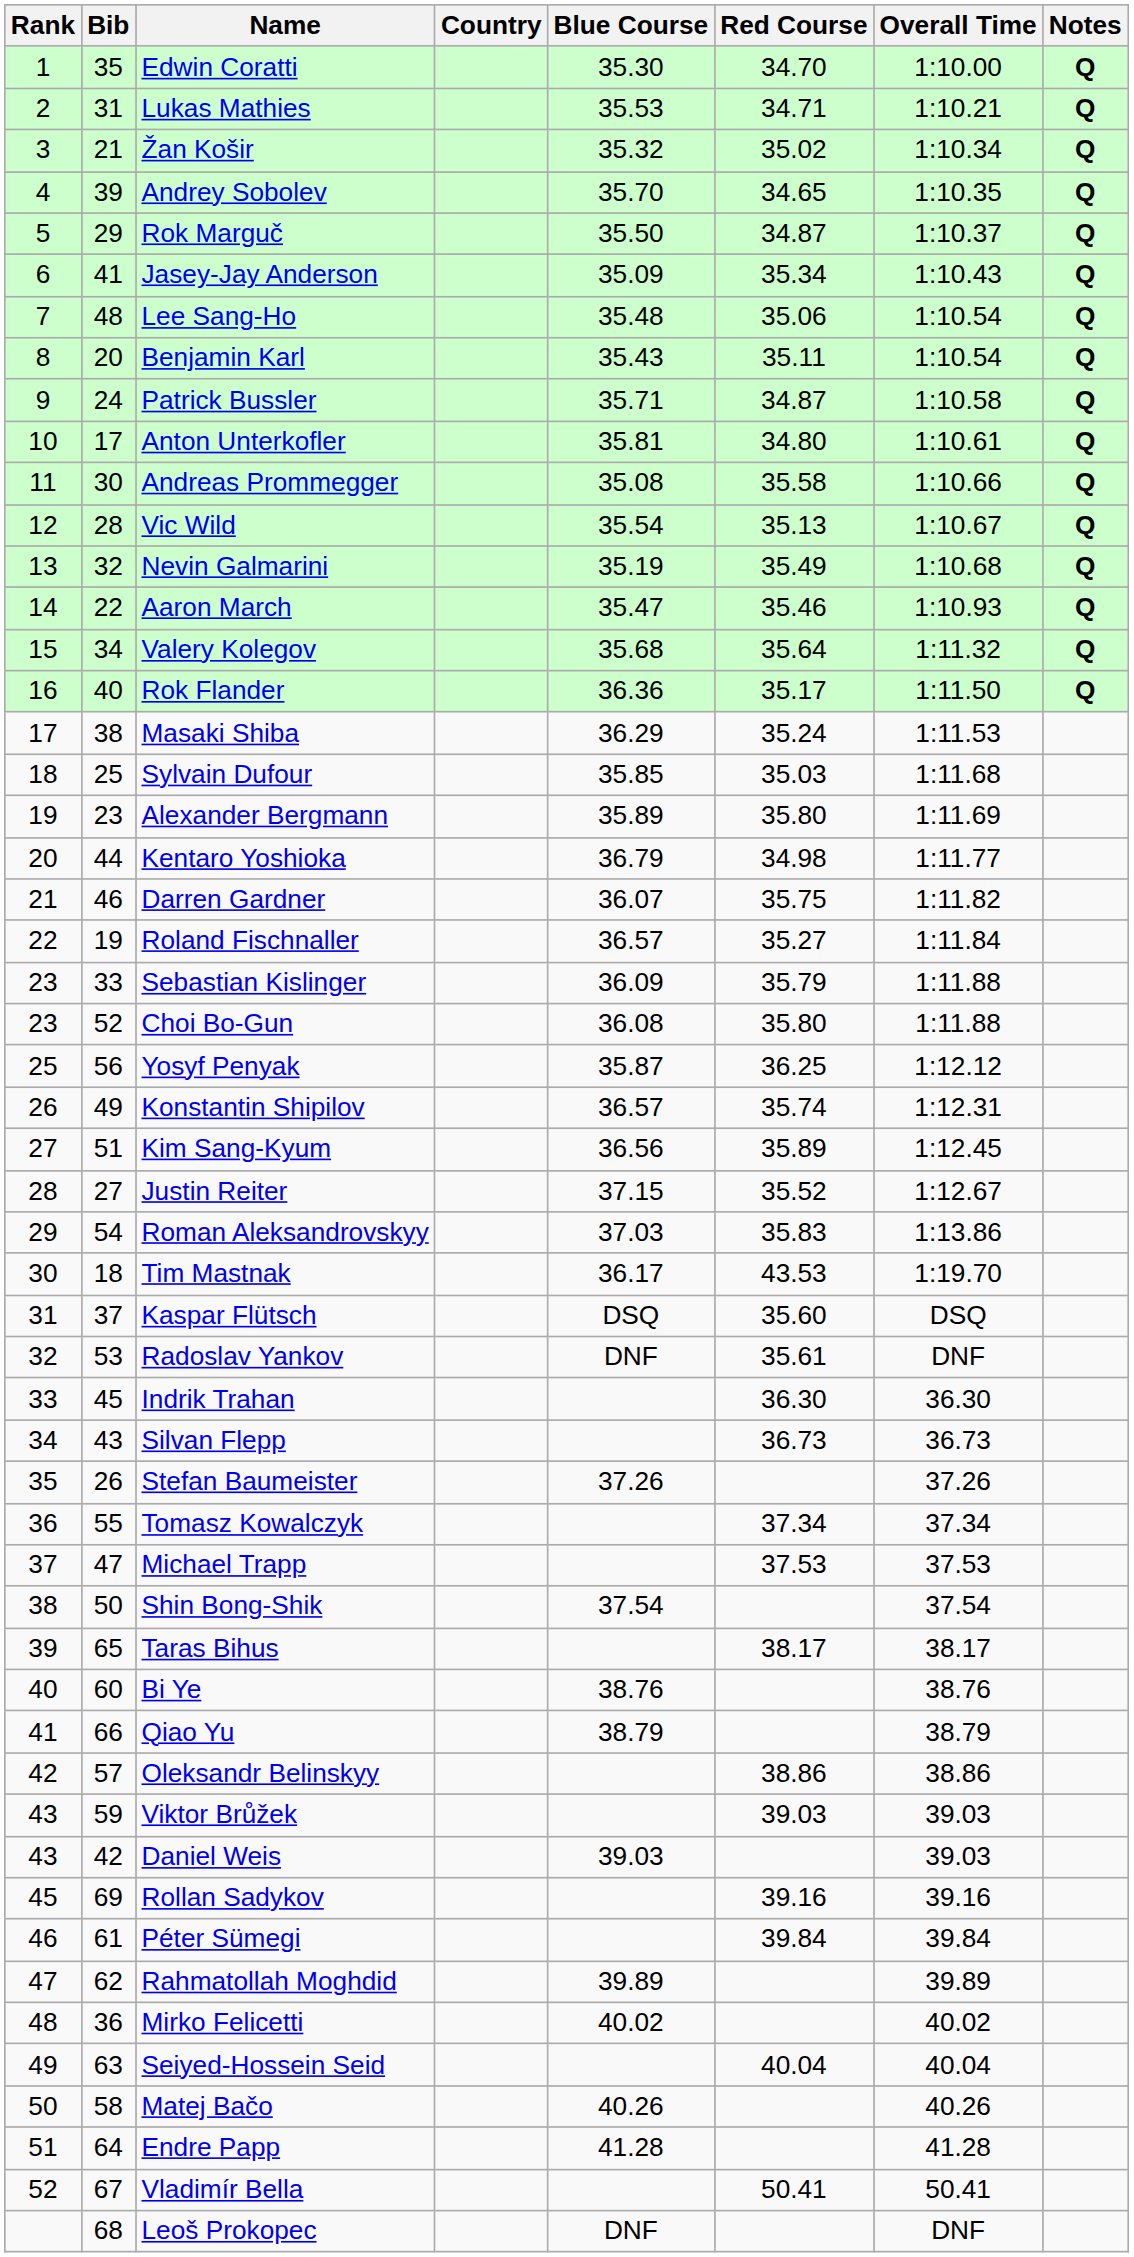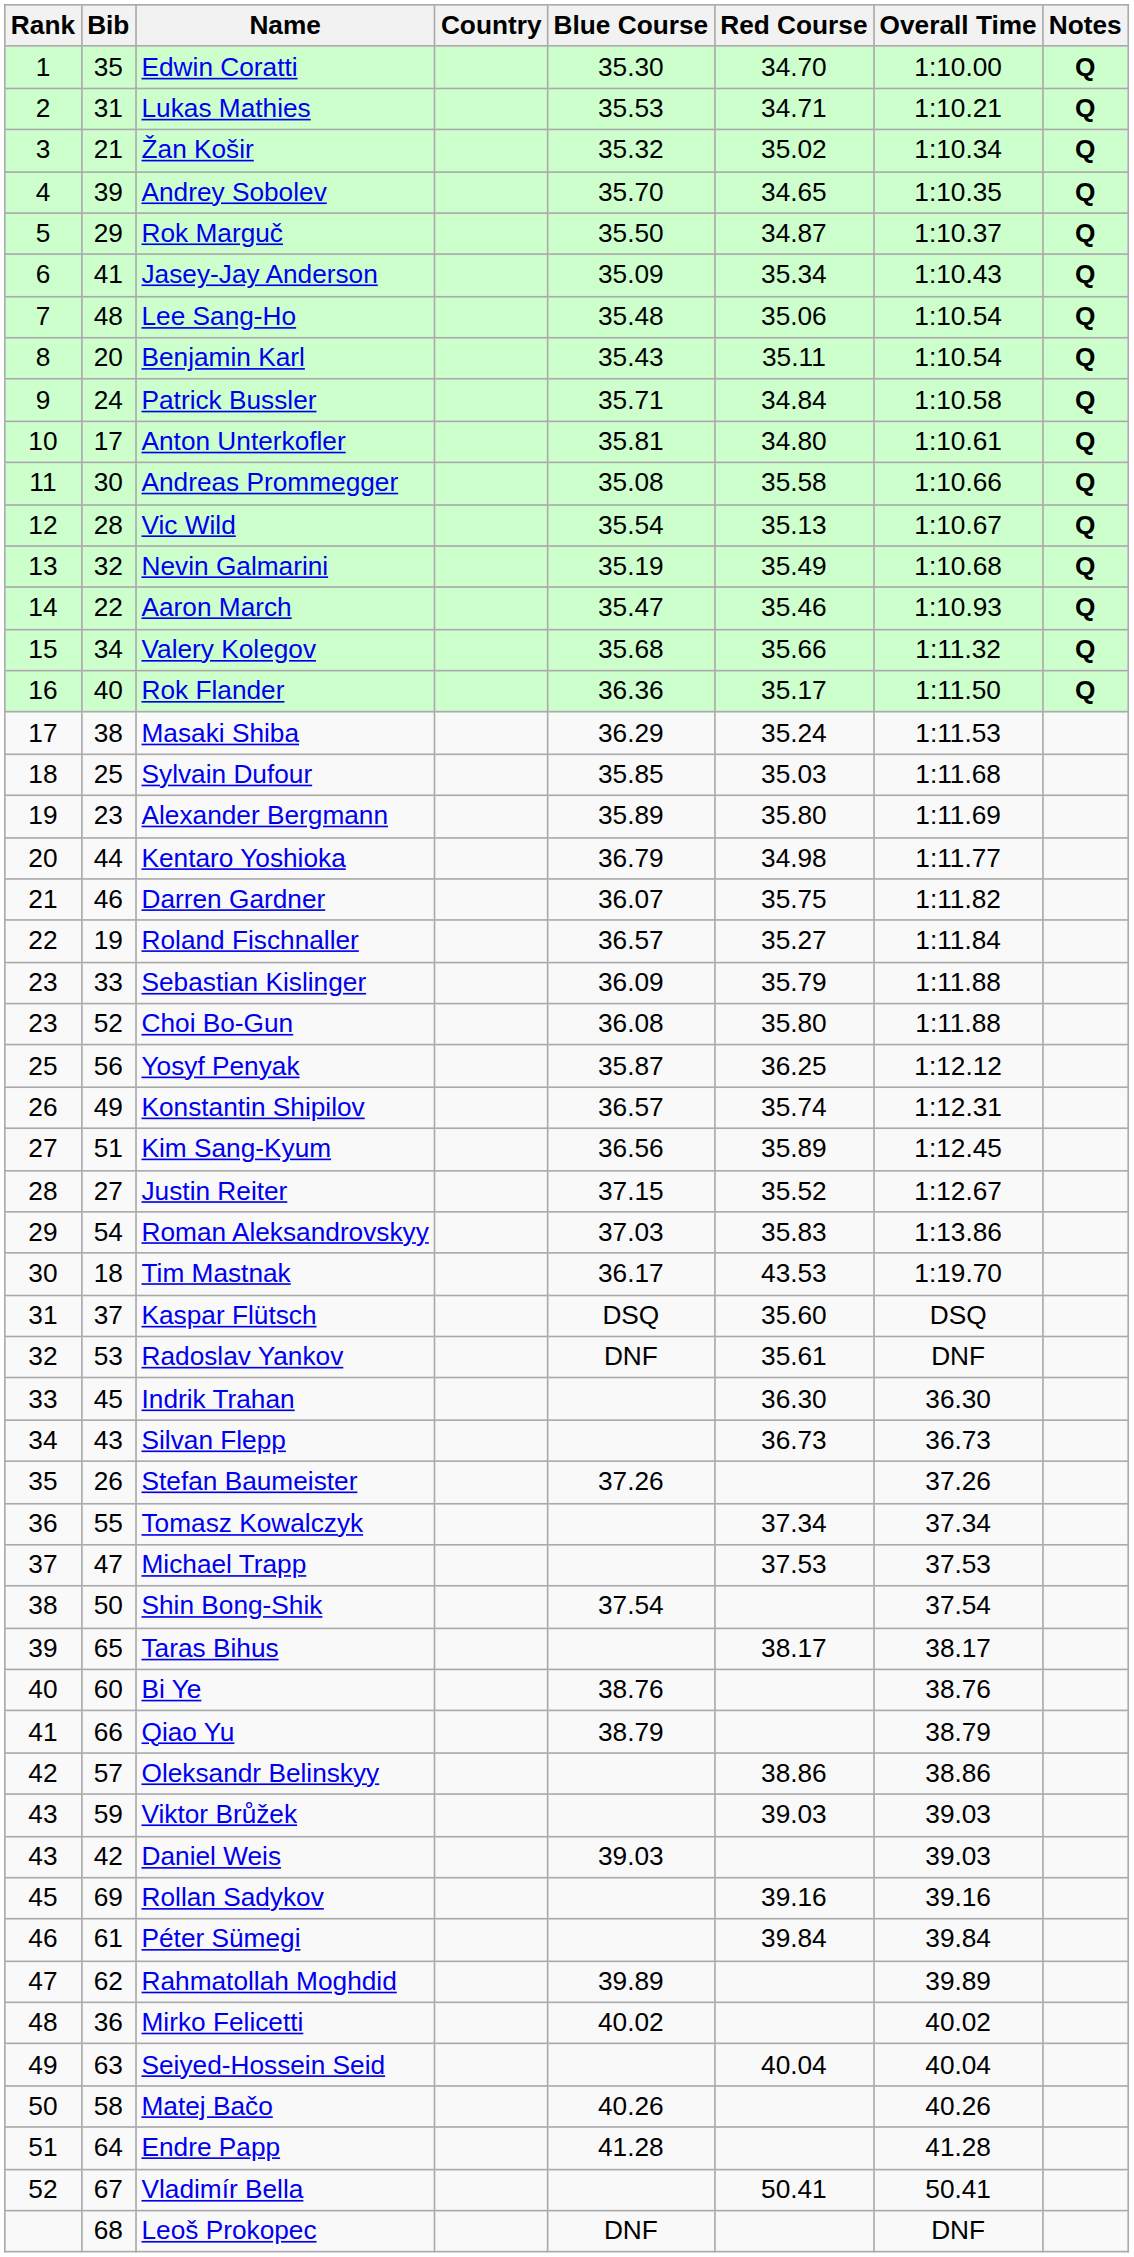(794, 399) 34.87 -> (794, 399) 34.84
(794, 649) 35.64 -> (794, 649) 35.66
